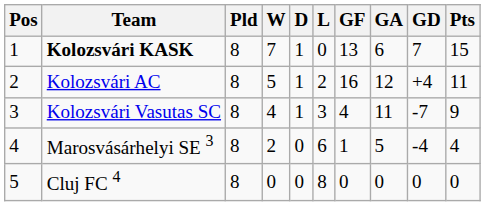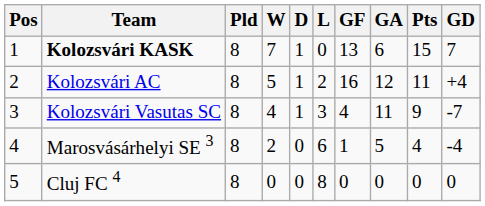columns swapped: (426, 19) <-> (462, 19)
